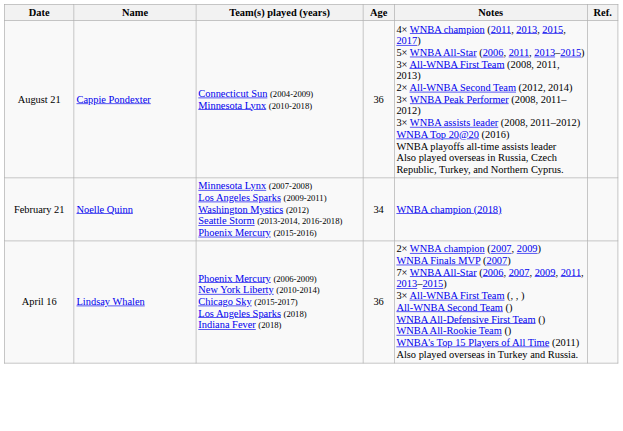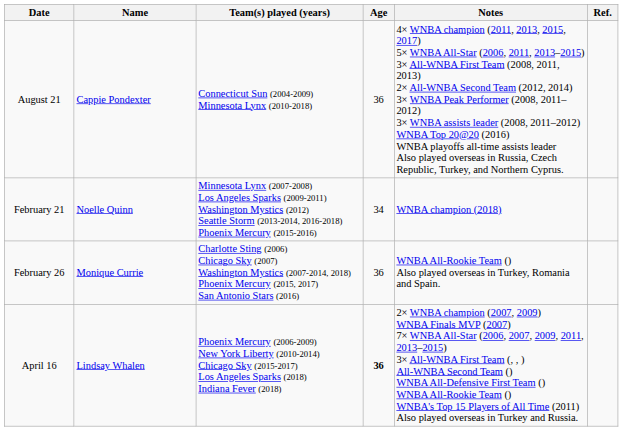+ row: (39, 272)
(379, 302) normal -> (379, 365) bold
